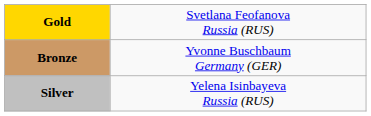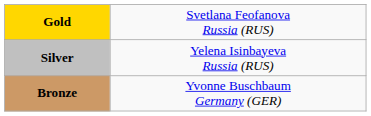rows swapped: (57, 93) <-> (57, 57)
